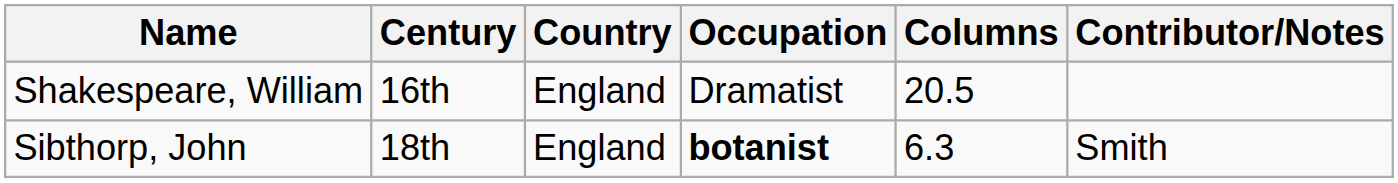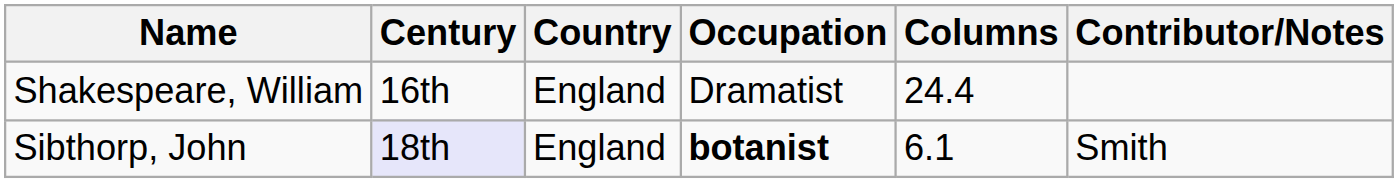(939, 90) 20.5 -> (939, 90) 24.4
(415, 147) no background -> (415, 147) lavender background
(929, 147) 6.3 -> (929, 147) 6.1
